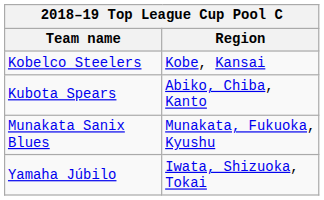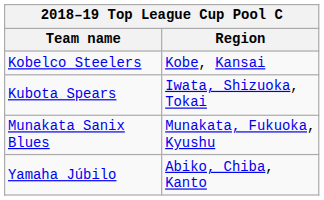(219, 94) Abiko, Chiba, Kanto -> (232, 94) Iwata, Shizuoka, Tokai
(232, 175) Iwata, Shizuoka, Tokai -> (219, 175) Abiko, Chiba, Kanto
